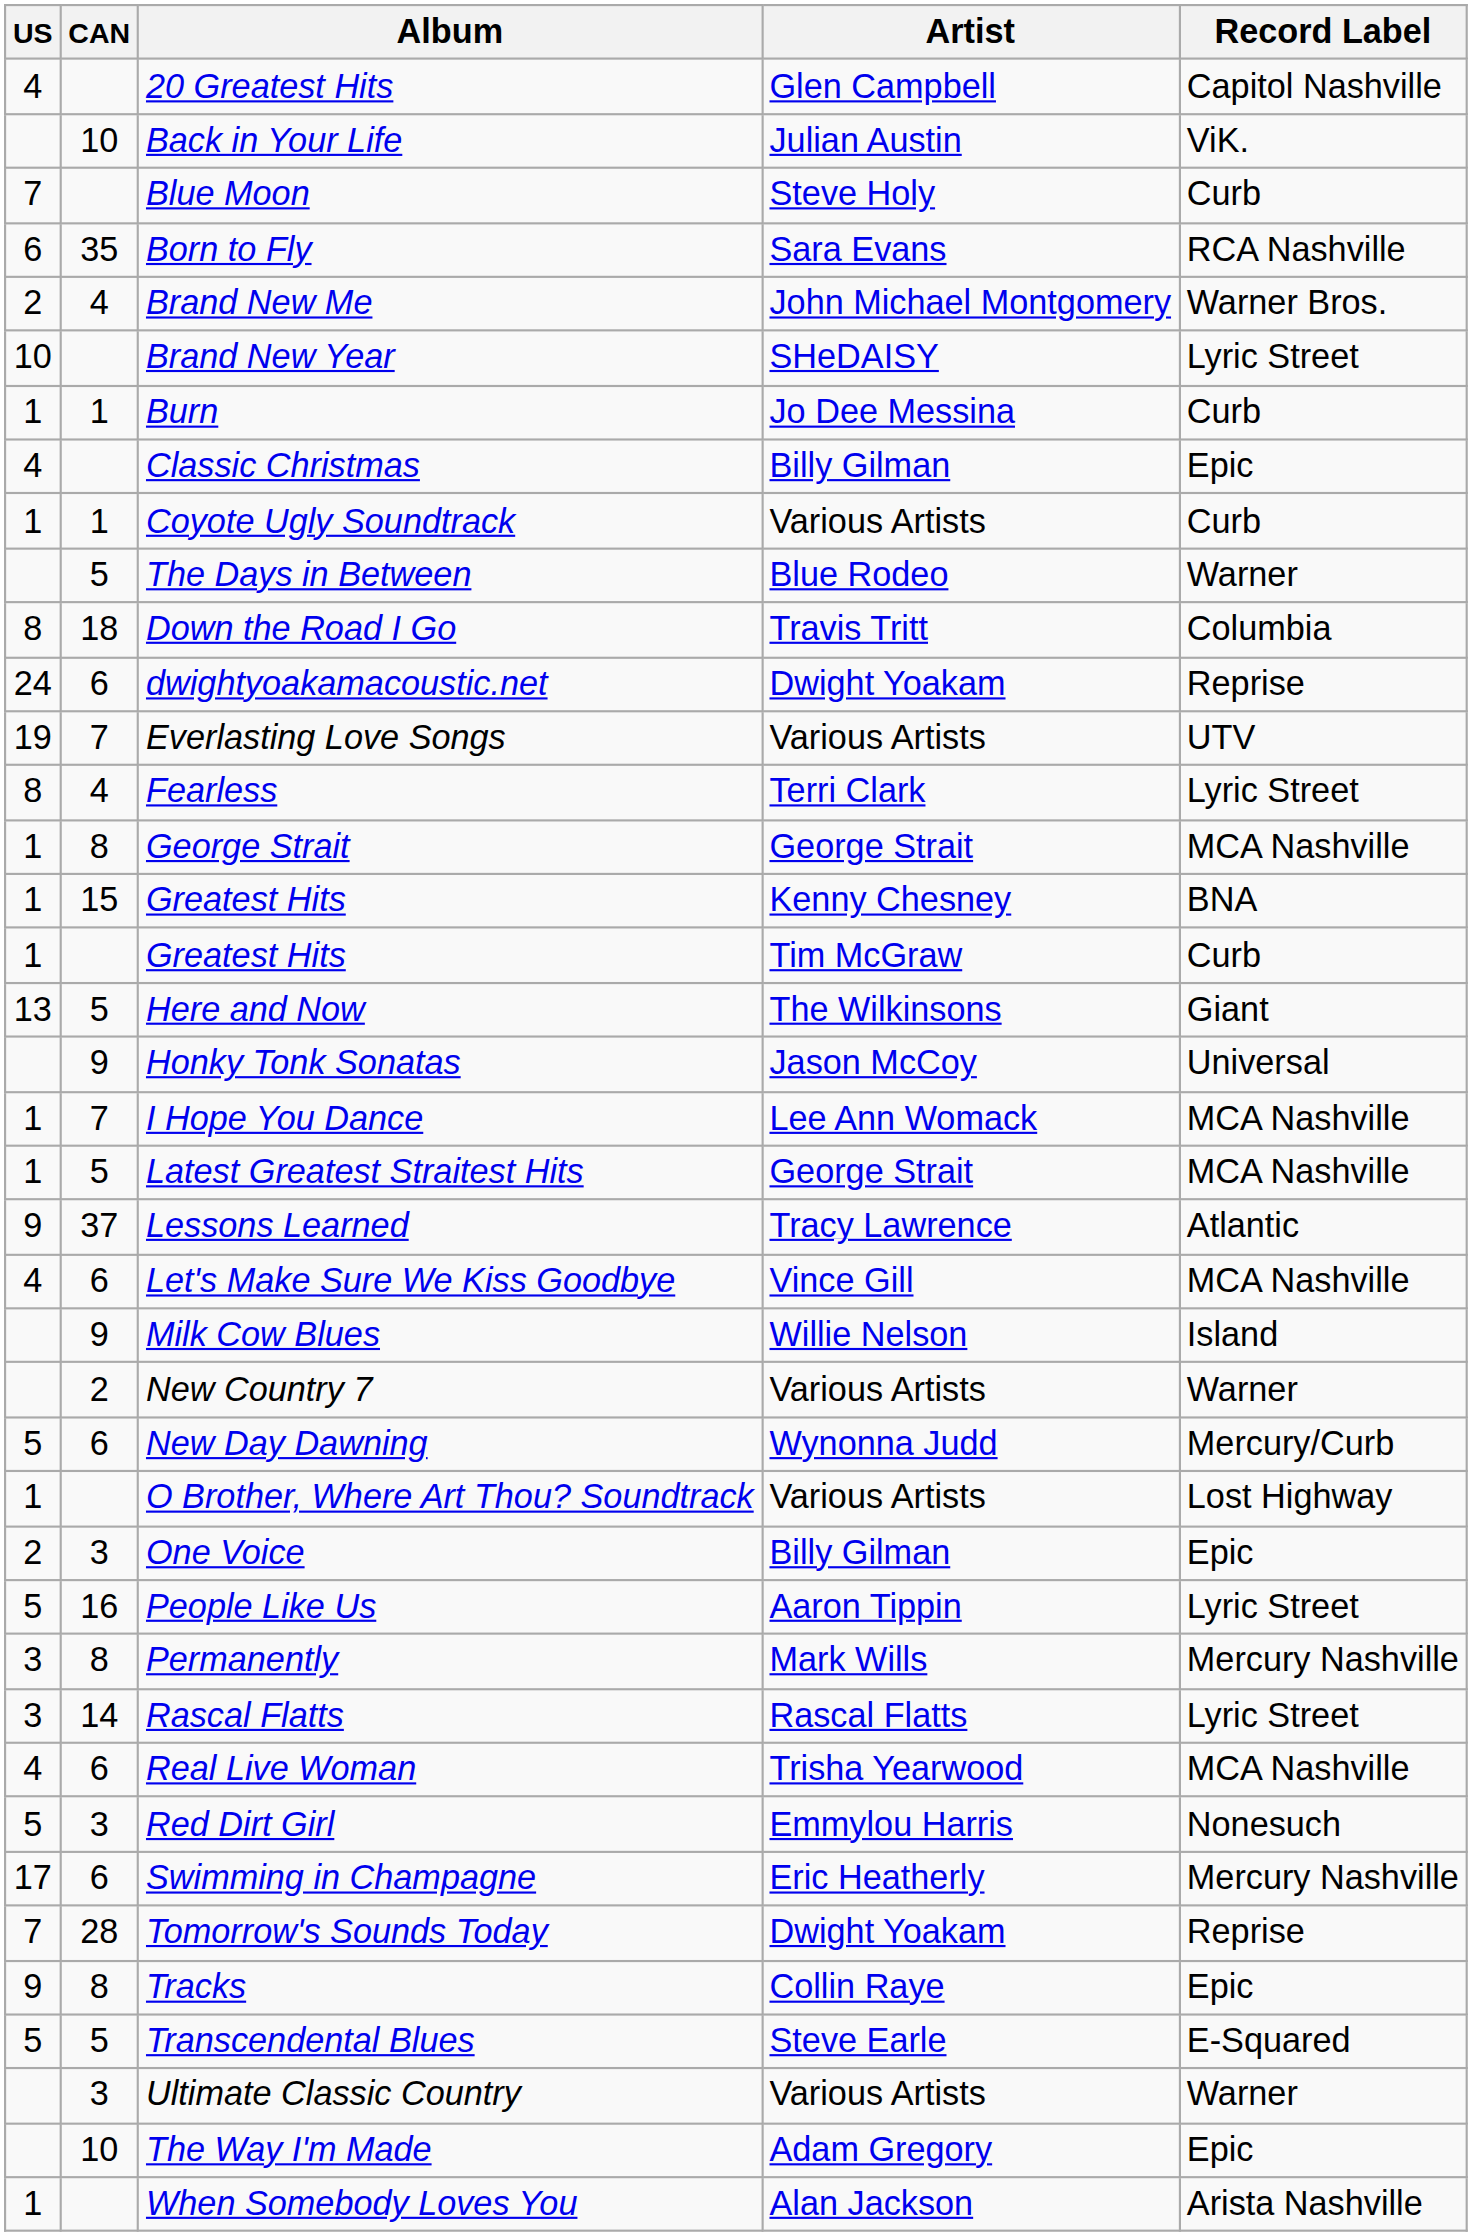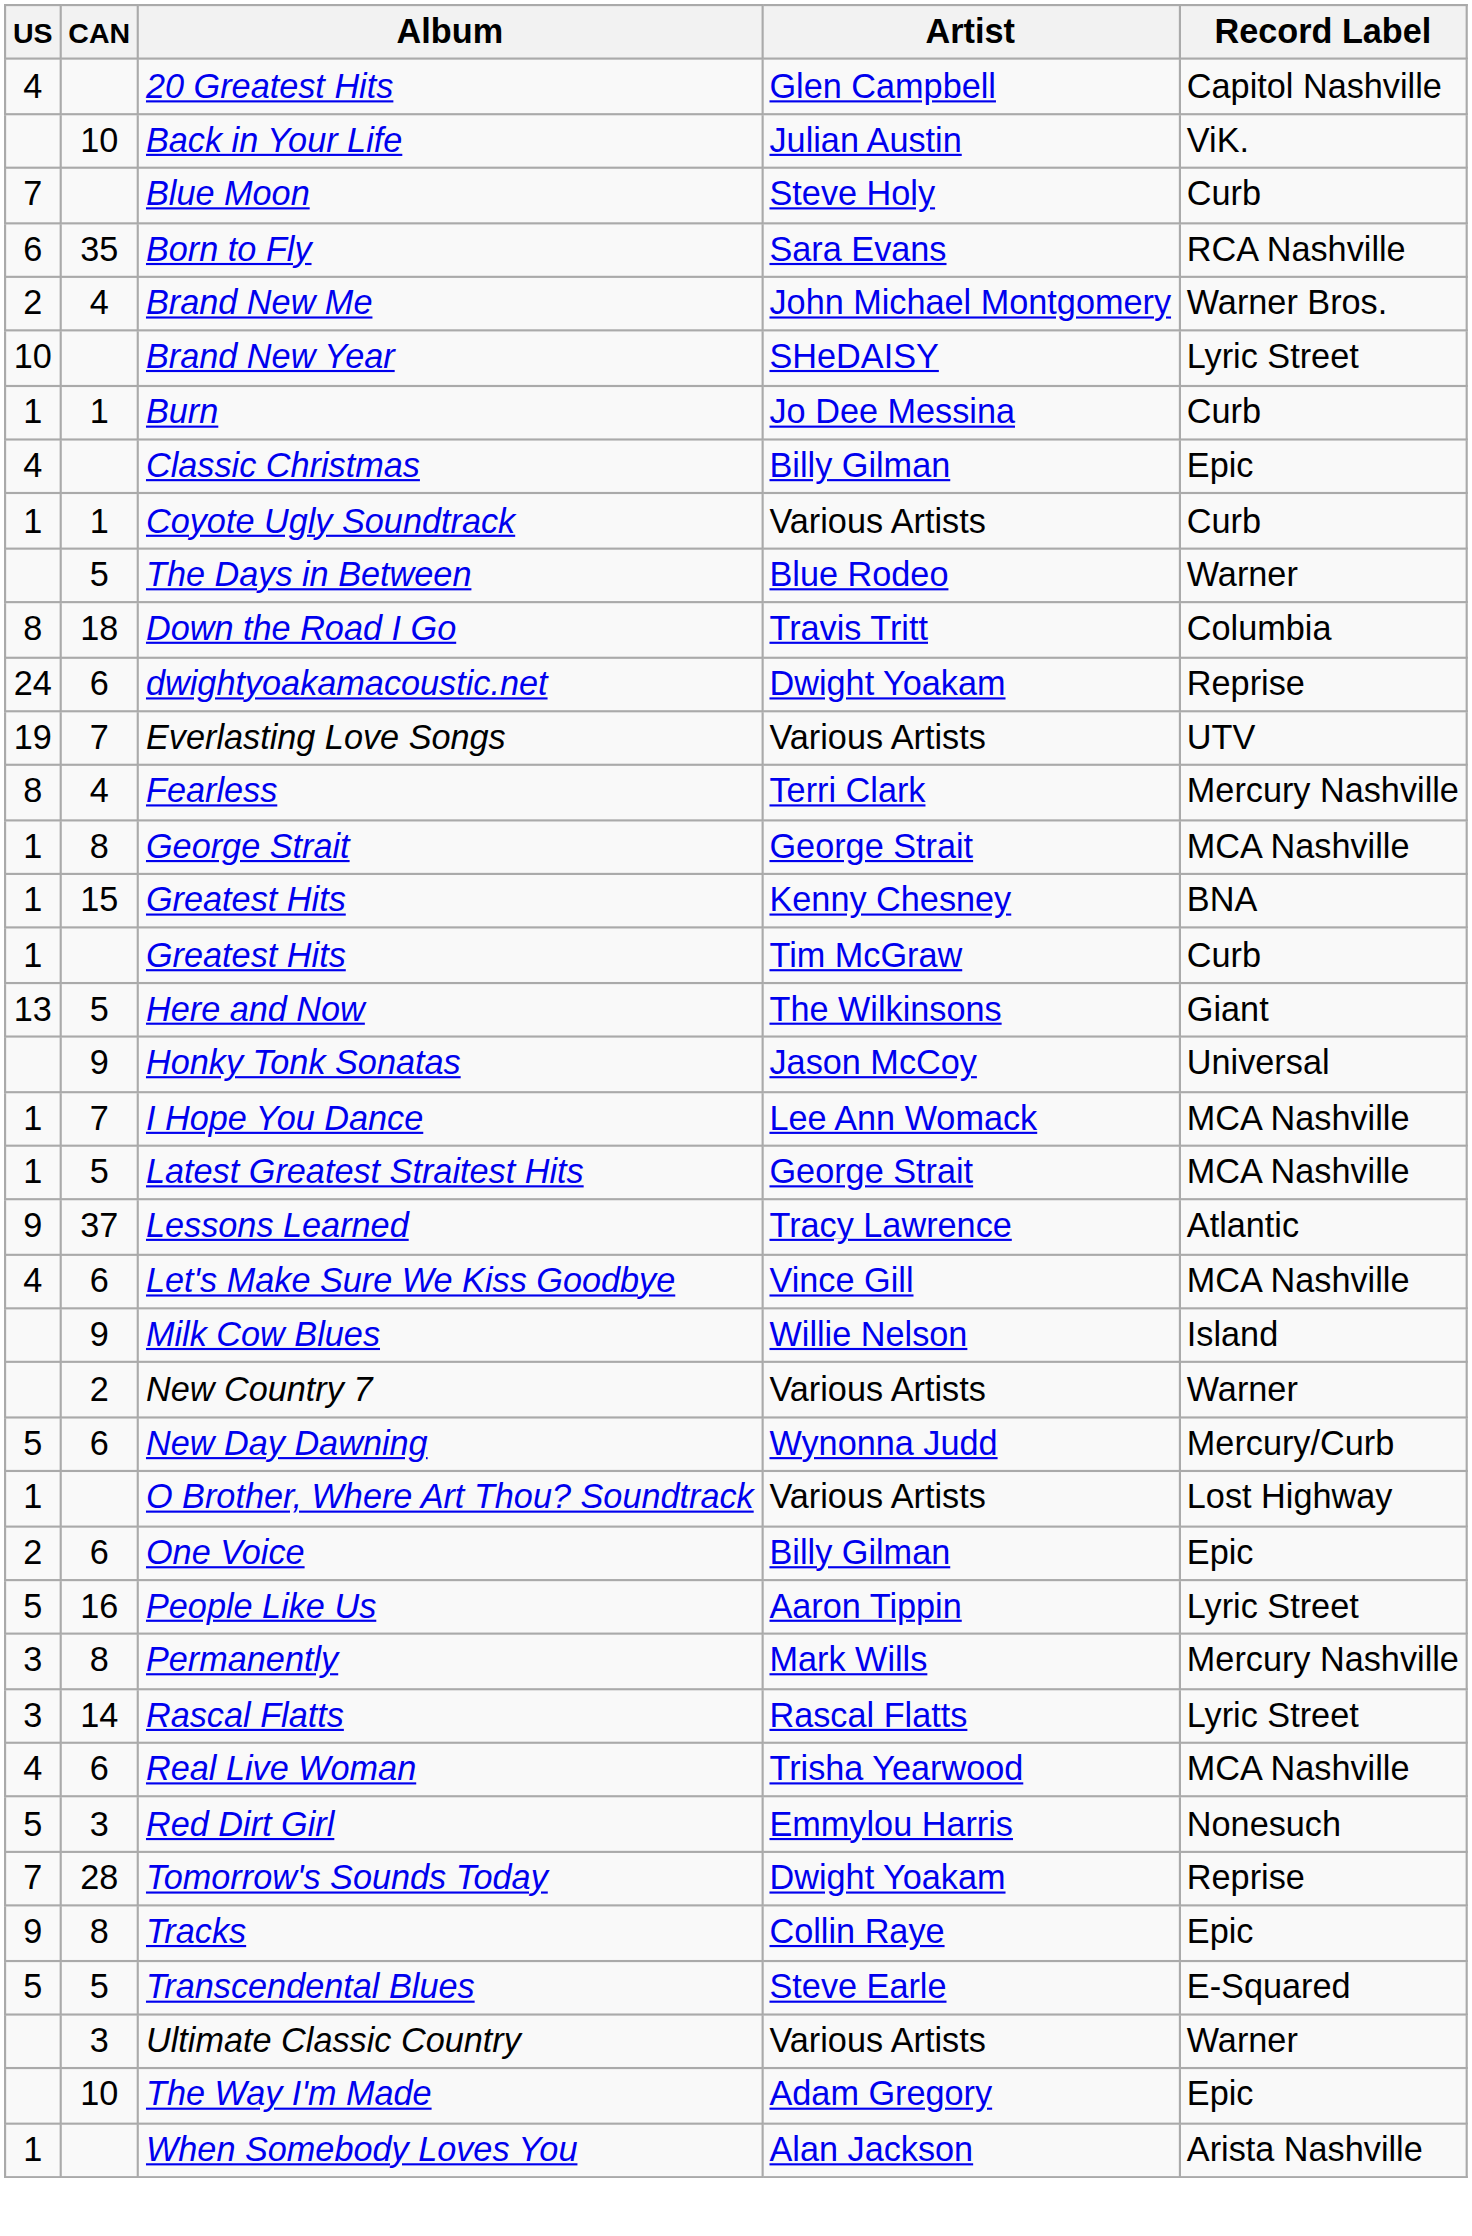(1273, 791) Lyric Street -> (1323, 791) Mercury Nashville
(99, 1552) 3 -> (99, 1552) 6
- row: (341, 1877)
